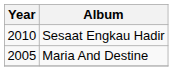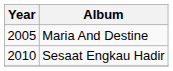rows swapped: (95, 55) <-> (103, 35)
